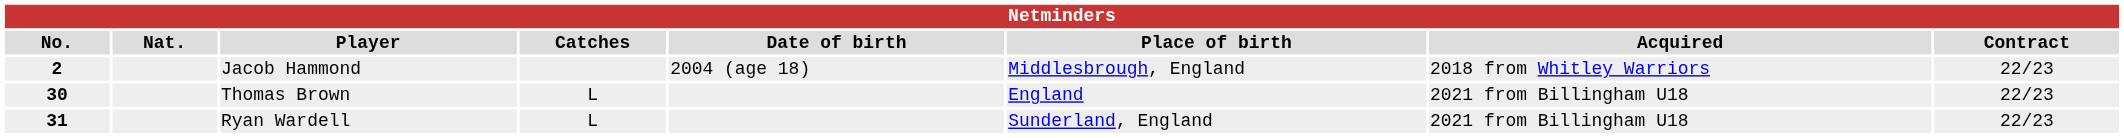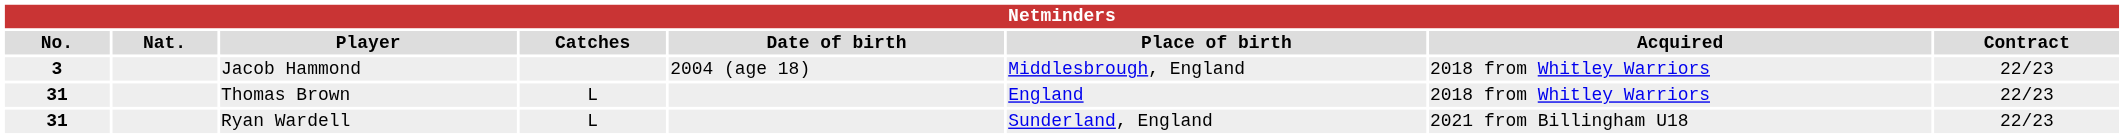(57, 68) 2 -> (57, 68) 3
(57, 95) 30 -> (57, 95) 31
(1559, 95) 2021 from Billingham U18 -> (1570, 95) 2018 from Whitley Warriors
